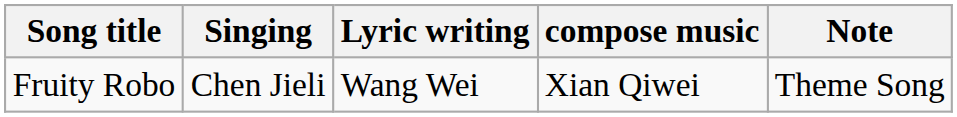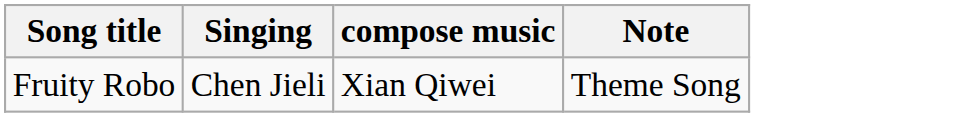- column: (435, 31)
